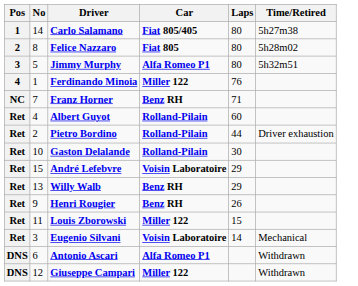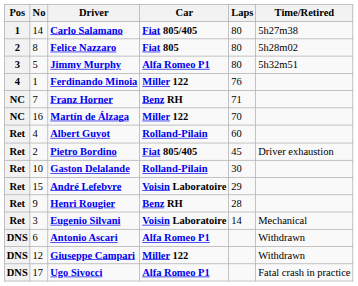+ row: (90, 117)
(175, 134) Rolland-Pilain -> (170, 151) Fiat 805/405
(236, 134) 44 -> (236, 151) 45
- row: (76, 186)
(236, 203) 26 -> (236, 203) 28
- row: (88, 220)
+ row: (76, 272)
